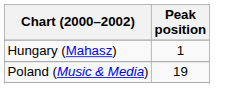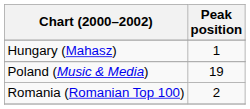+ row: (96, 93)
